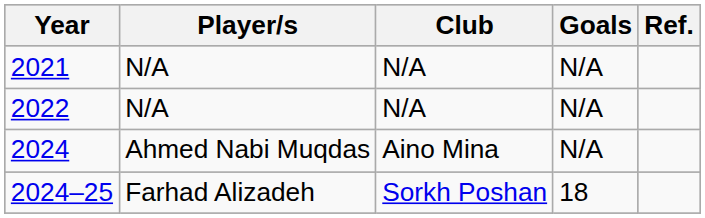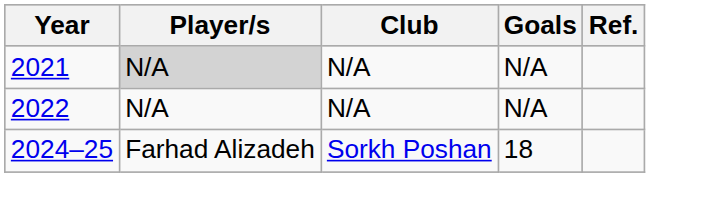(147, 66) no background -> (147, 66) lightgrey background
- row: (40, 150)
